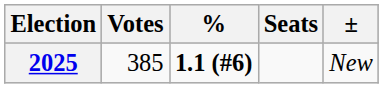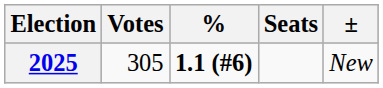(145, 62) 385 -> (145, 62) 305
